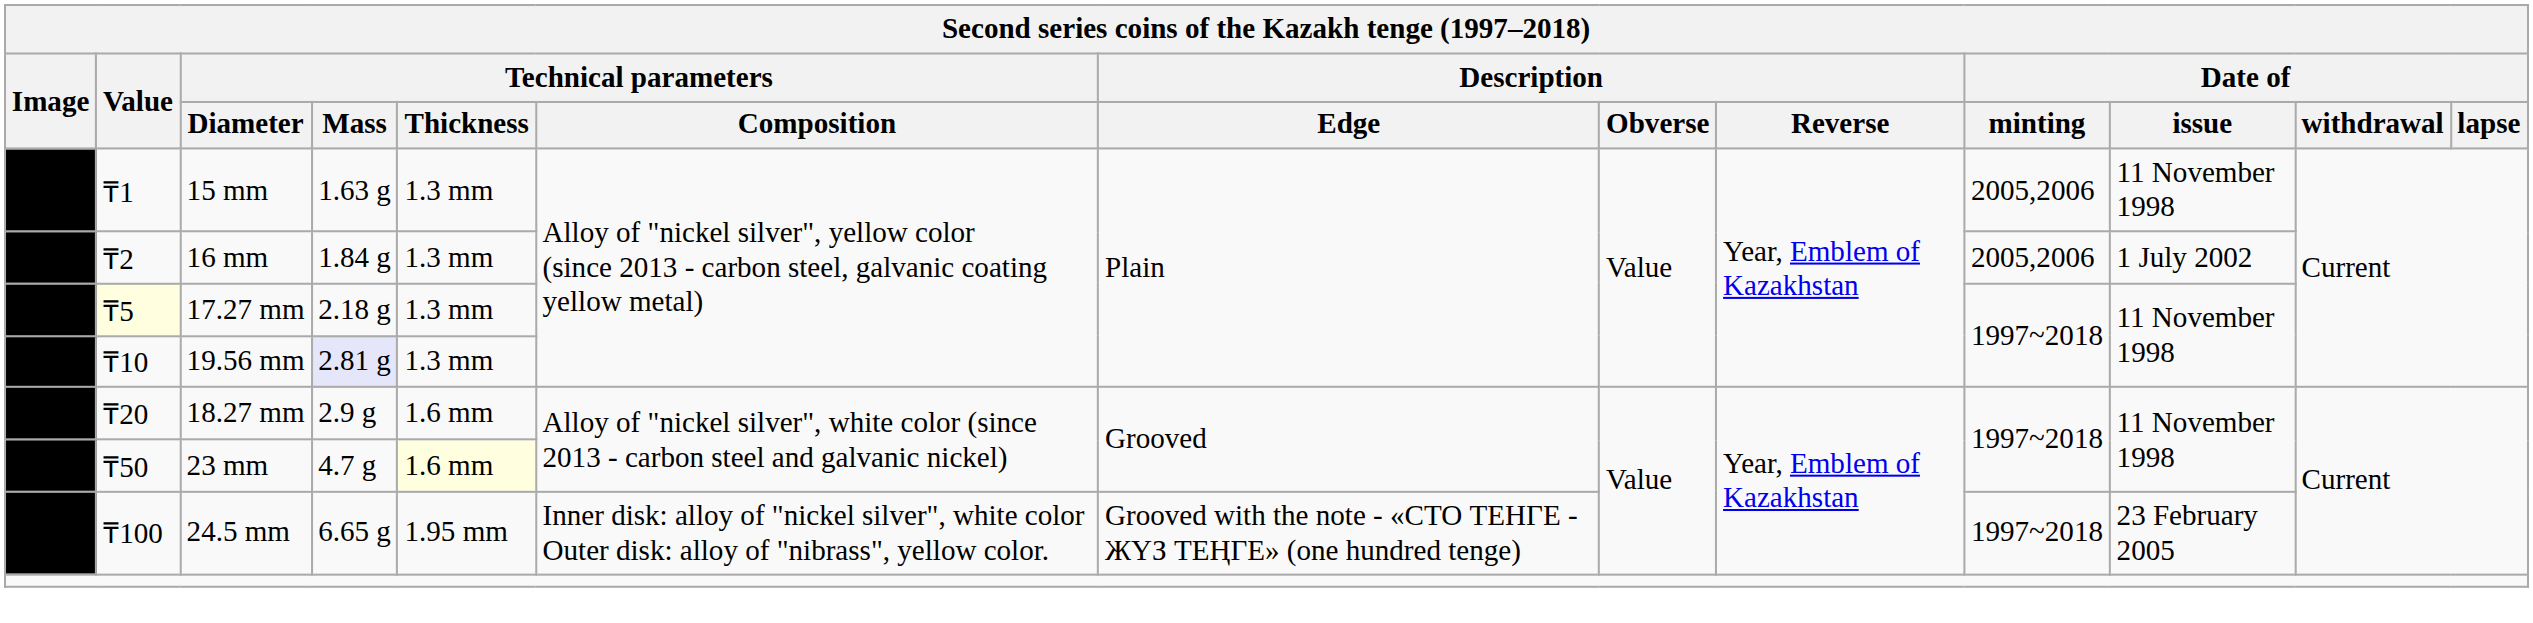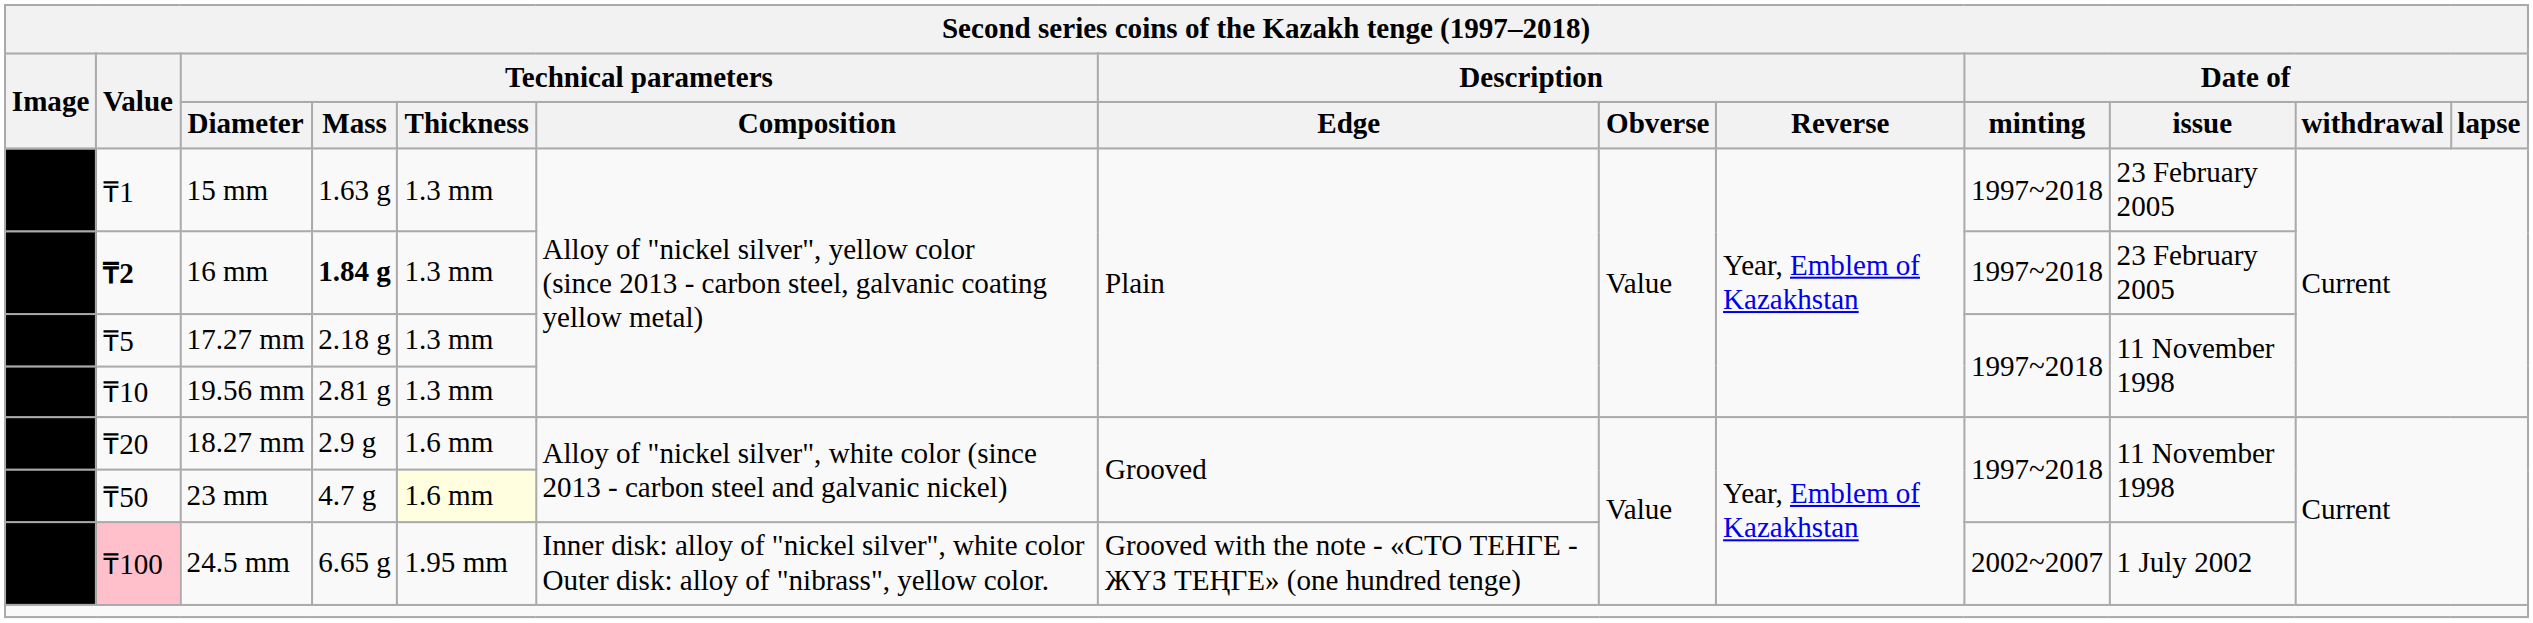(2033, 189) 2005,2006 -> (2037, 189) 1997~2018
(2196, 189) 11 November 1998 -> (2187, 189) 23 February 2005
(118, 259) normal -> (118, 274) bold
(355, 257) normal -> (355, 272) bold
(2033, 257) 2005,2006 -> (2037, 272) 1997~2018
(2184, 257) 1 July 2002 -> (2187, 272) 23 February 2005
(118, 311) lightyellow background -> (118, 341) no background
(355, 361) lavender background -> (355, 391) no background
(133, 534) no background -> (133, 564) pink background
(2037, 532) 1997~2018 -> (2037, 562) 2002~2007
(2187, 532) 23 February 2005 -> (2184, 562) 1 July 2002
